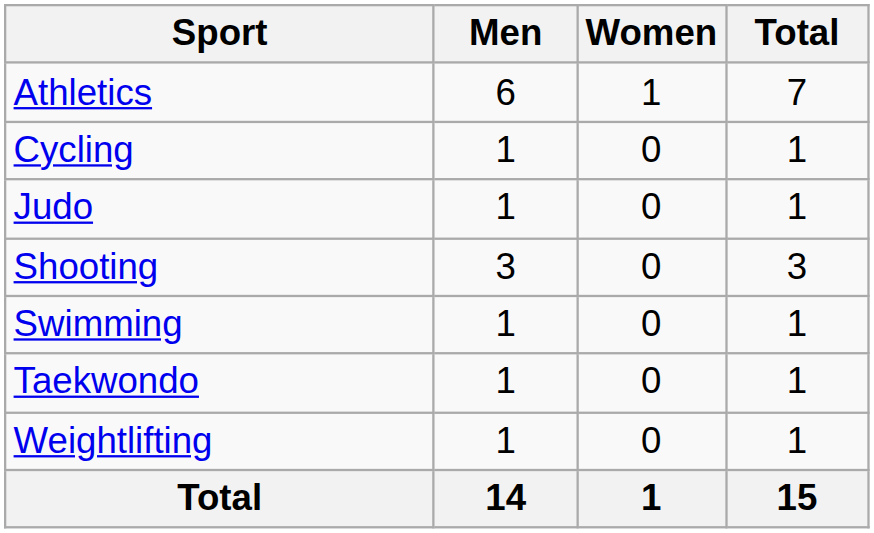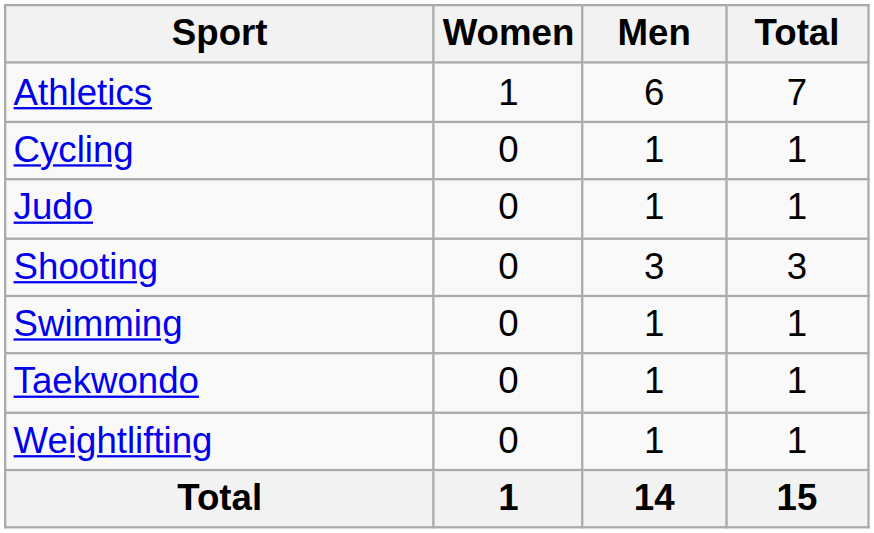columns swapped: (506, 33) <-> (651, 33)
